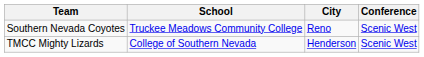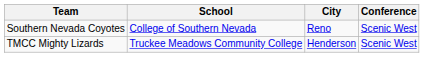(216, 28) Truckee Meadows Community College -> (193, 28) College of Southern Nevada
(193, 44) College of Southern Nevada -> (216, 44) Truckee Meadows Community College
